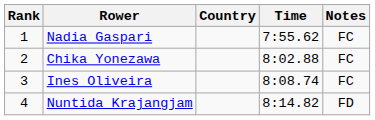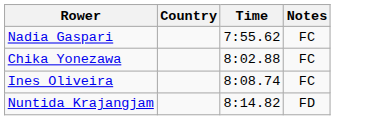- column: (24, 16)
